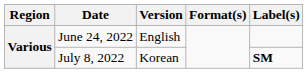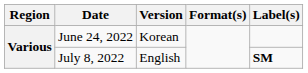(160, 36) English -> (159, 36) Korean
(159, 57) Korean -> (160, 57) English
